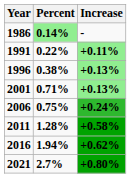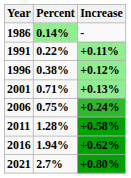(100, 70) +0.13% -> (100, 70) +0.12%
